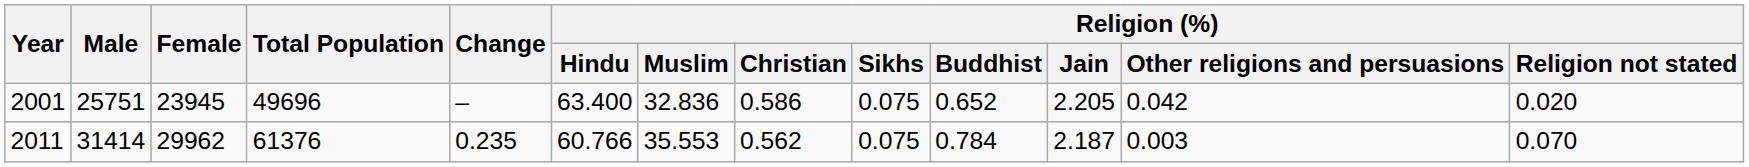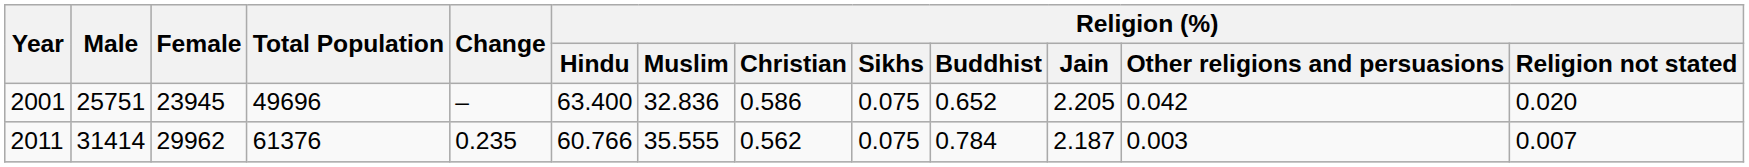(681, 141) 35.553 -> (681, 141) 35.555
(1546, 141) 0.070 -> (1546, 141) 0.007
